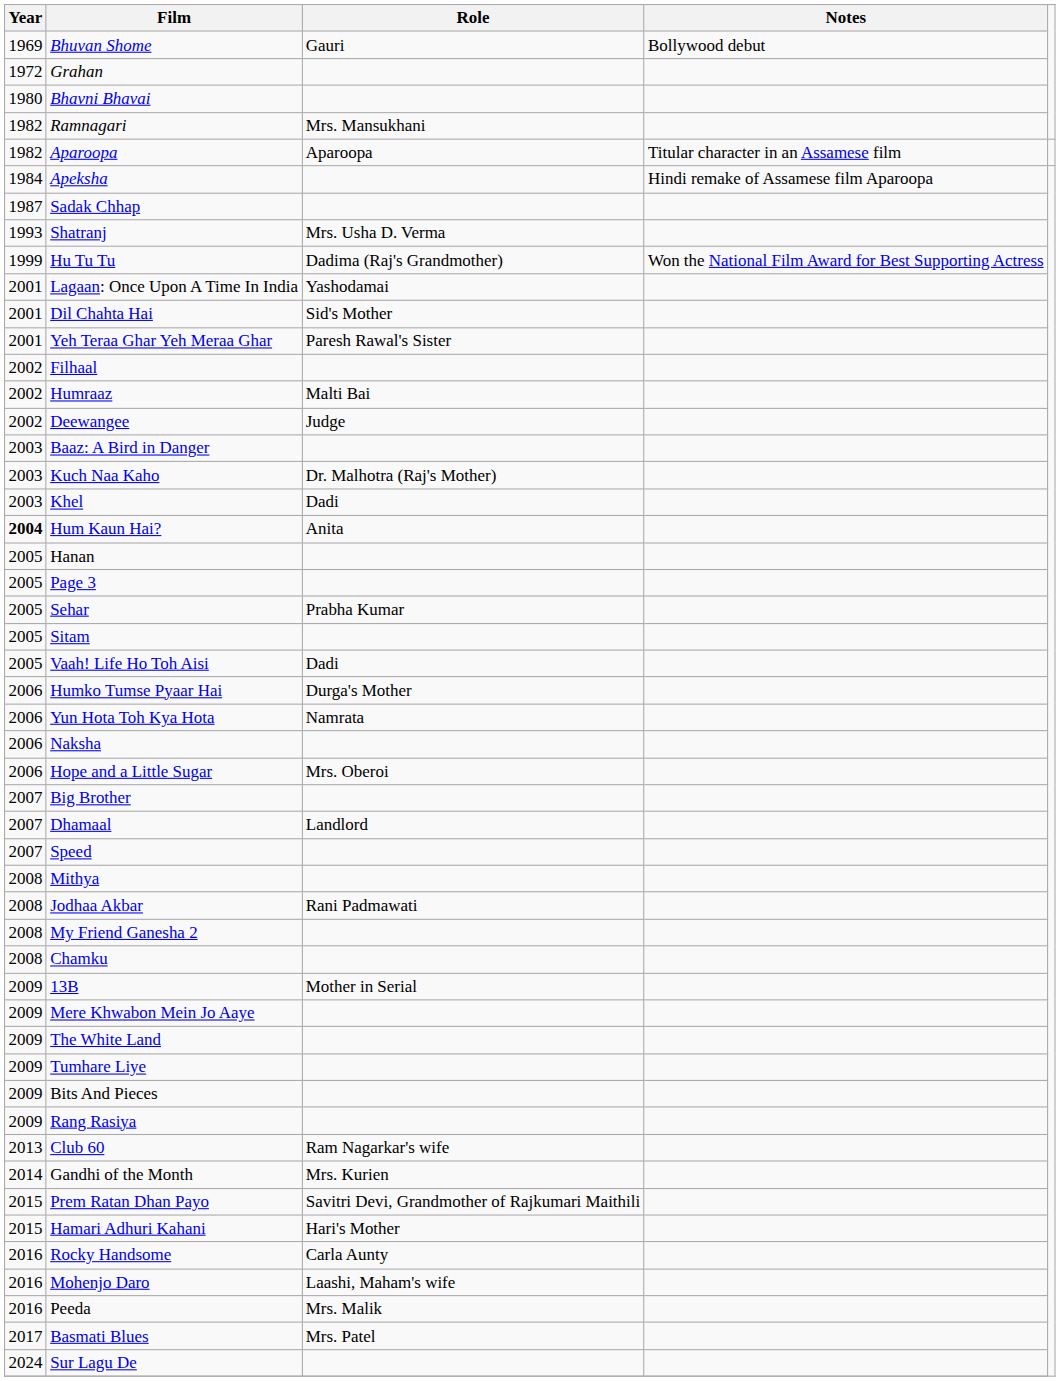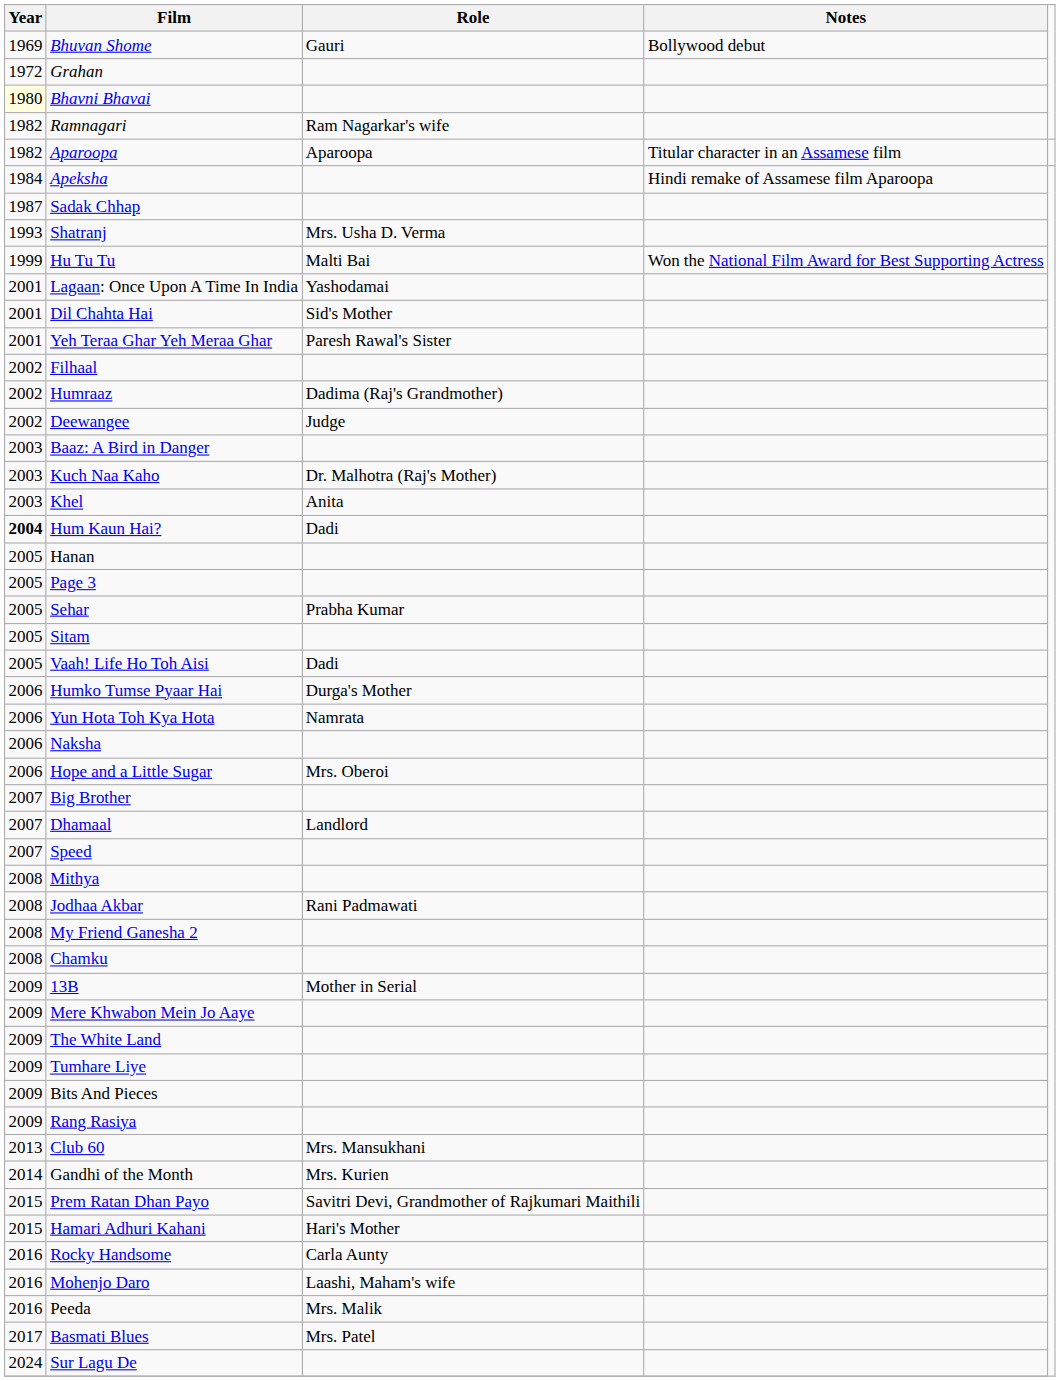(25, 98) no background -> (25, 98) lightyellow background
(366, 125) Mrs. Mansukhani -> (377, 125) Ram Nagarkar's wife
(404, 260) Dadima (Raj's Grandmother) -> (338, 260) Malti Bai
(338, 394) Malti Bai -> (404, 394) Dadima (Raj's Grandmother)
(322, 502) Dadi -> (325, 502) Anita
(325, 529) Anita -> (322, 529) Dadi
(377, 1147) Ram Nagarkar's wife -> (366, 1147) Mrs. Mansukhani
